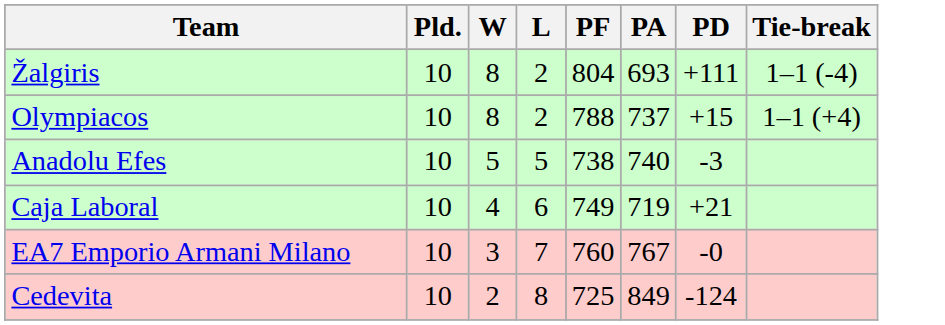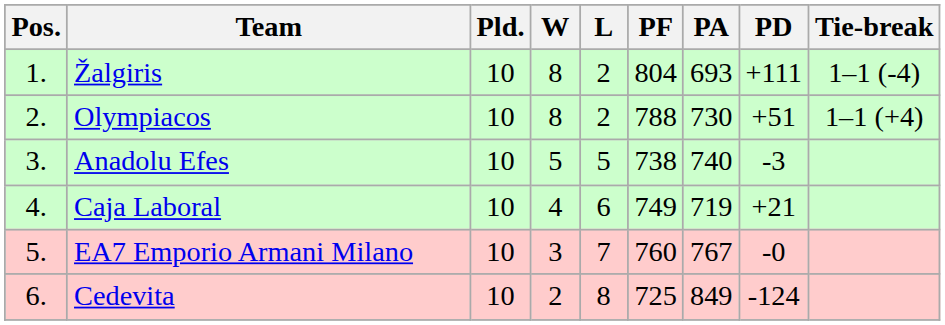+ column: (36, 26)
(649, 116) 737 -> (711, 116) 730
(711, 116) +15 -> (774, 116) +51
